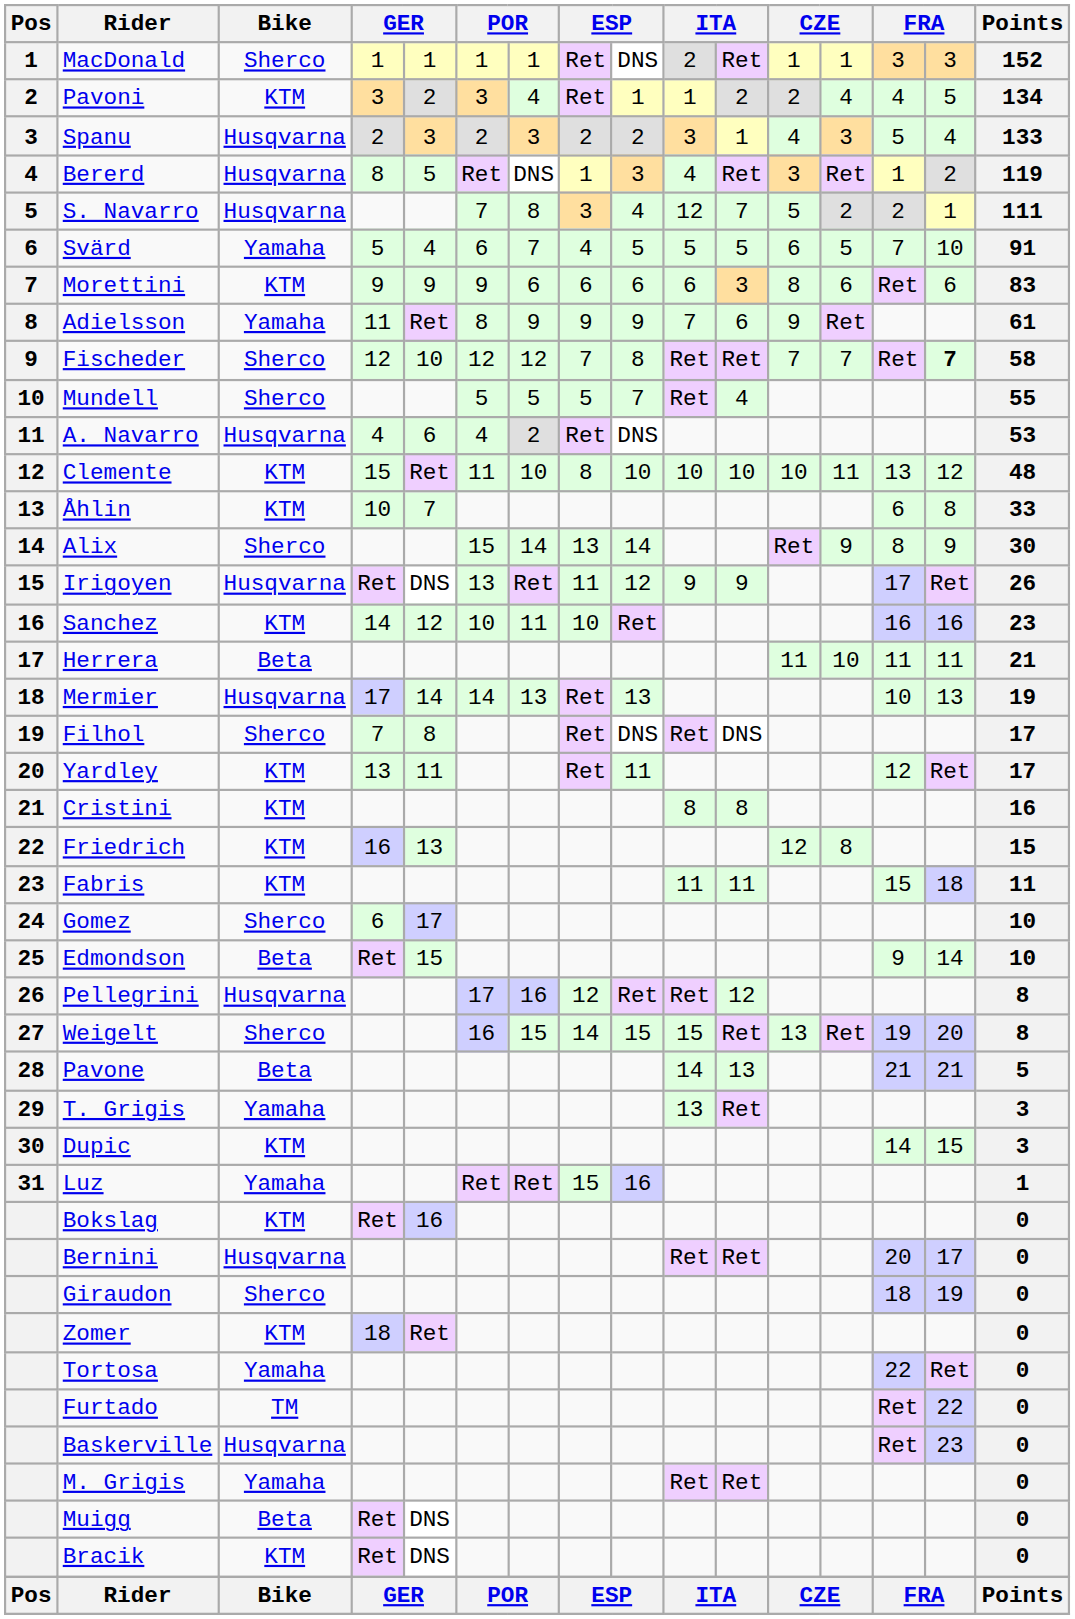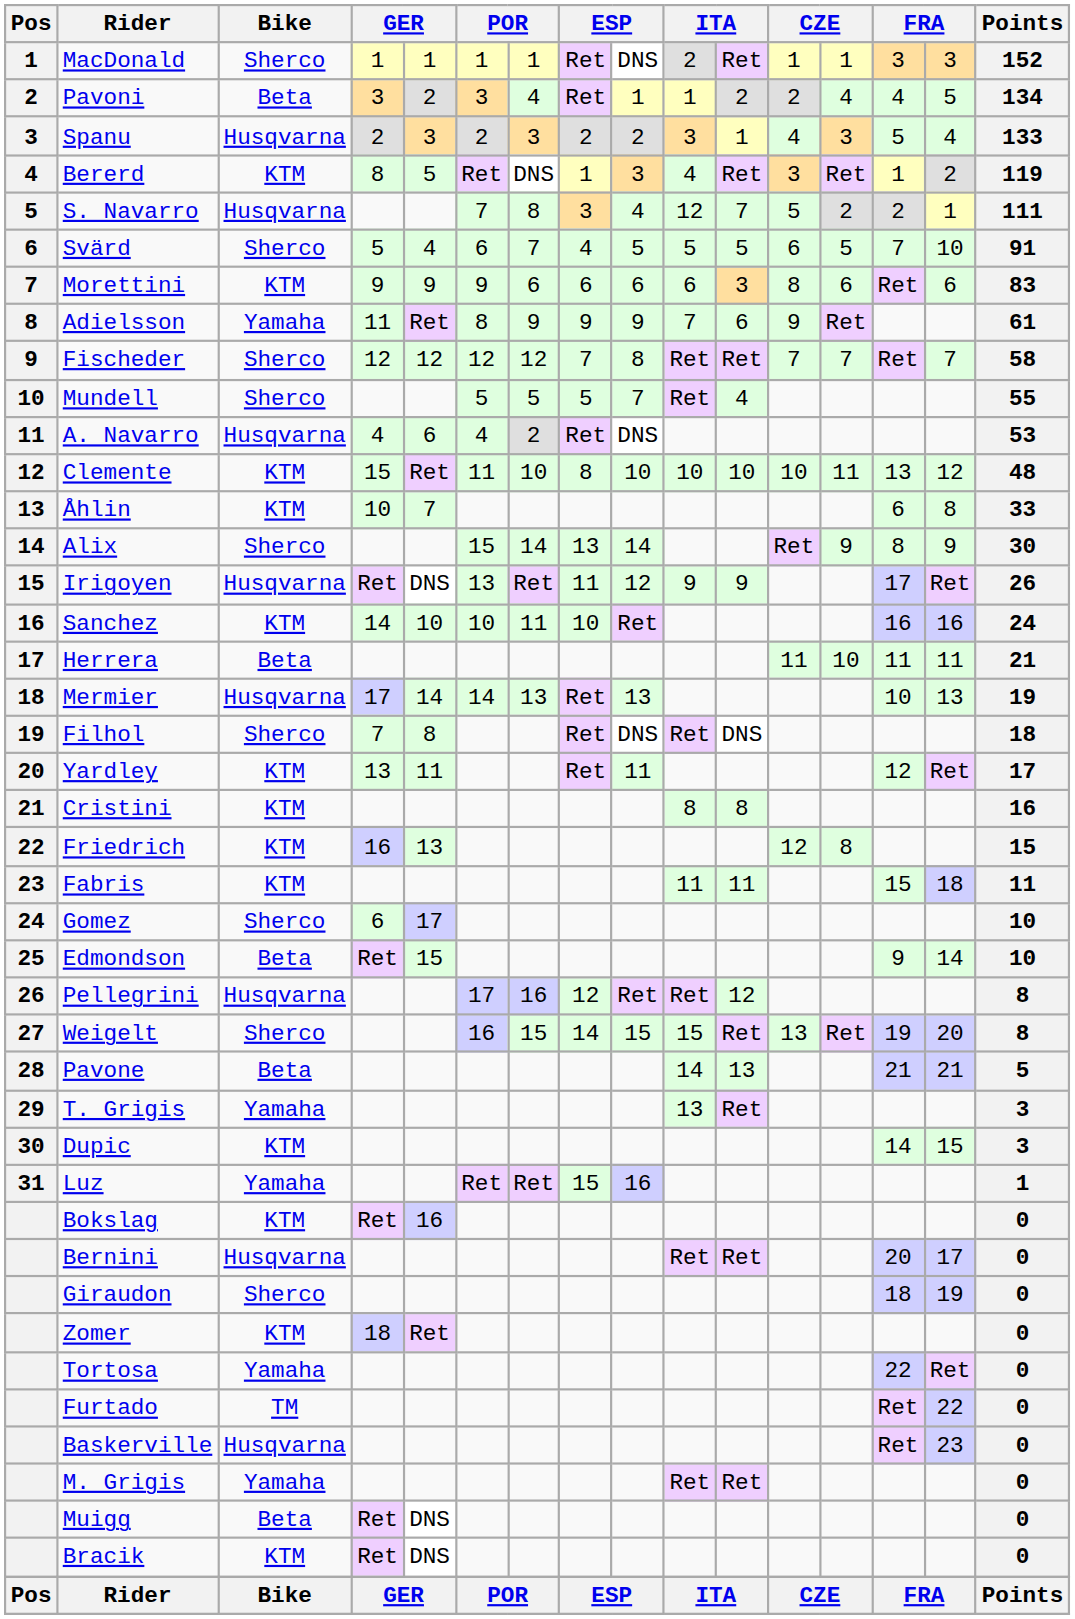(285, 99) KTM -> (285, 99) Beta
(285, 174) Husqvarna -> (285, 174) KTM
(285, 249) Yamaha -> (285, 249) Sherco
(430, 361) 10 -> (430, 361) 12
(950, 361) bold -> (950, 361) normal
(430, 623) 12 -> (430, 623) 10
(1022, 623) 23 -> (1022, 623) 24
(1022, 735) 17 -> (1022, 735) 18
